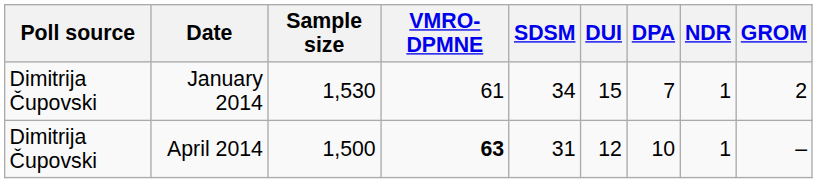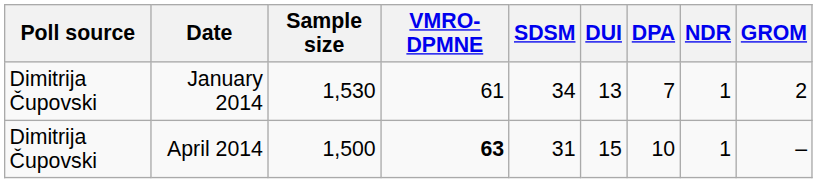(610, 91) 15 -> (610, 91) 13
(610, 148) 12 -> (610, 148) 15
